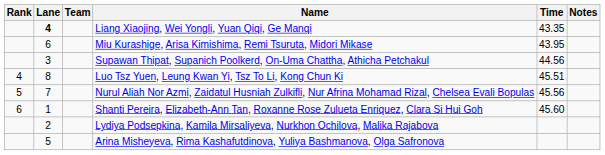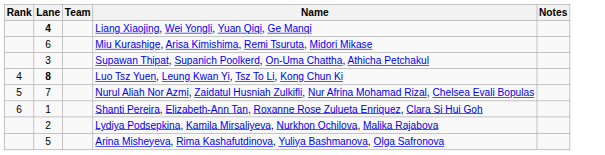- column: (552, 13)
(48, 77) normal -> (48, 77) bold
